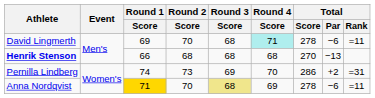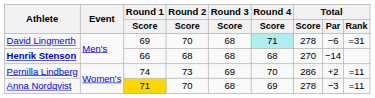(356, 41) =11 -> (356, 41) =31
(333, 56) −13 -> (333, 56) −14
(356, 71) =31 -> (356, 71) =11
(230, 86) khaki background -> (230, 86) no background
(333, 86) −6 -> (333, 86) −3
